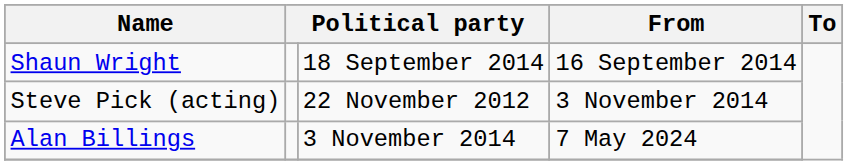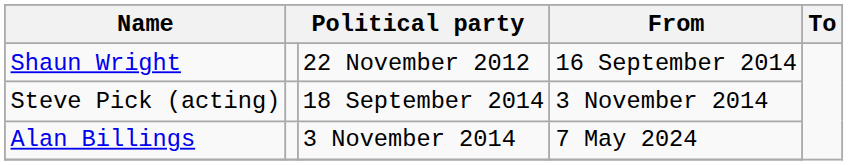(424, 63) 18 September 2014 -> (416, 63) 22 November 2012
(416, 101) 22 November 2012 -> (424, 101) 18 September 2014
